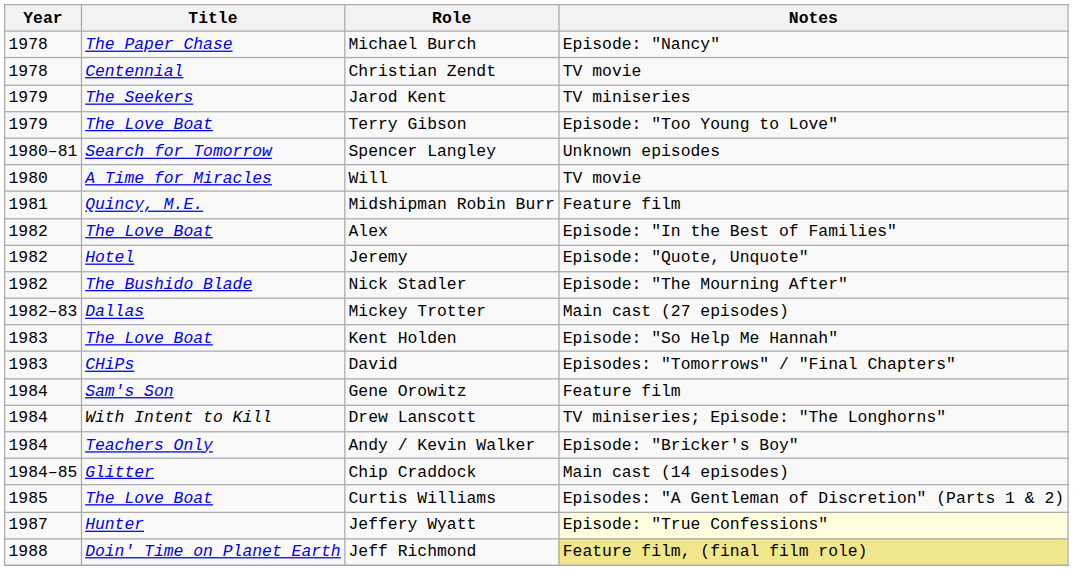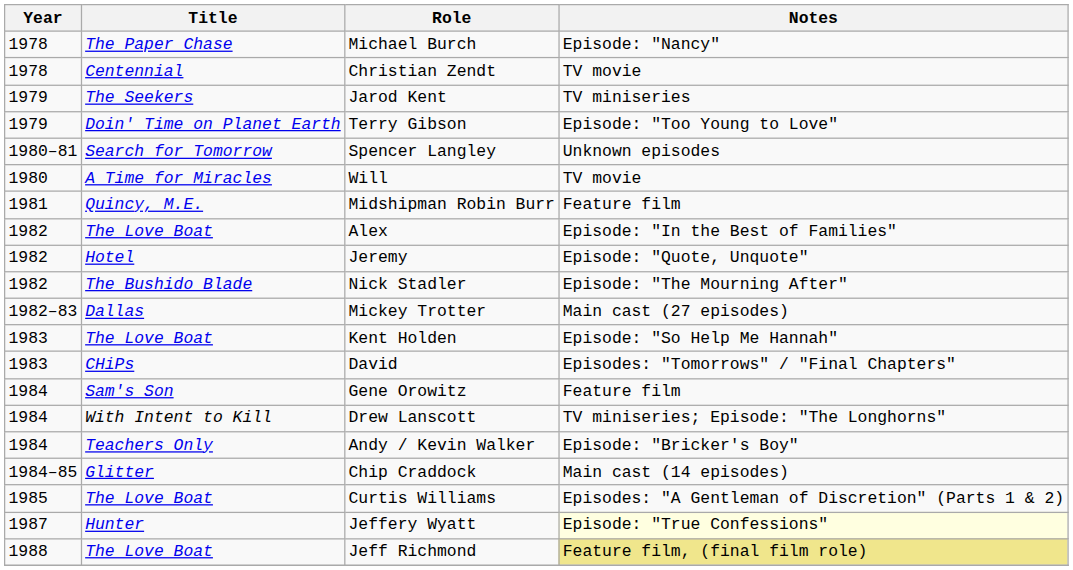(149, 125) The Love Boat -> (213, 125) Doin' Time on Planet Earth
(213, 552) Doin' Time on Planet Earth -> (149, 552) The Love Boat
